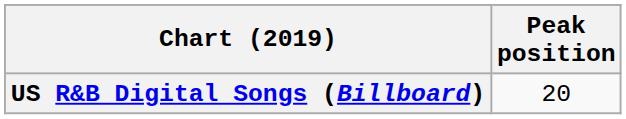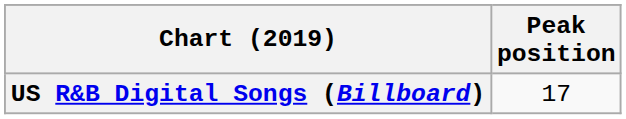(556, 94) 20 -> (556, 94) 17
